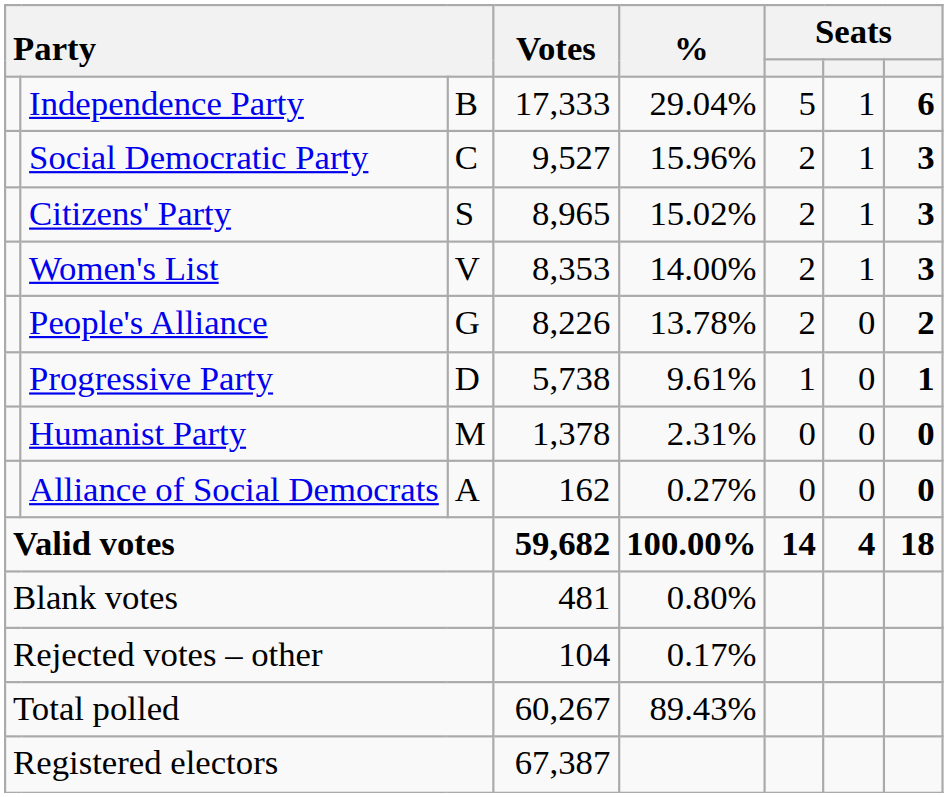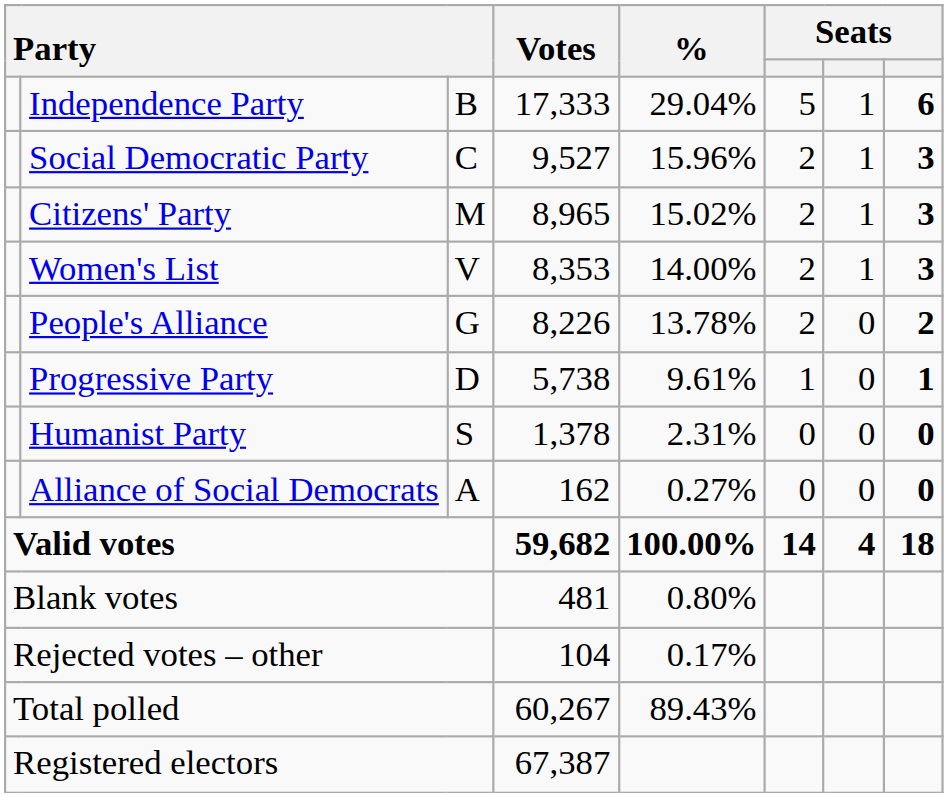(465, 213) S -> (470, 213) M
(470, 433) M -> (465, 433) S
